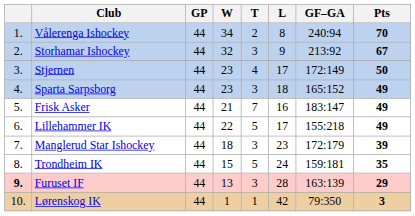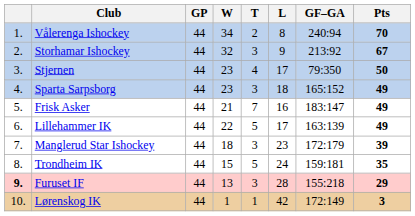(325, 70) 172:149 -> (325, 70) 79:350
(325, 126) 155:218 -> (325, 126) 163:139
(325, 182) 163:139 -> (325, 182) 155:218
(325, 201) 79:350 -> (325, 201) 172:149
